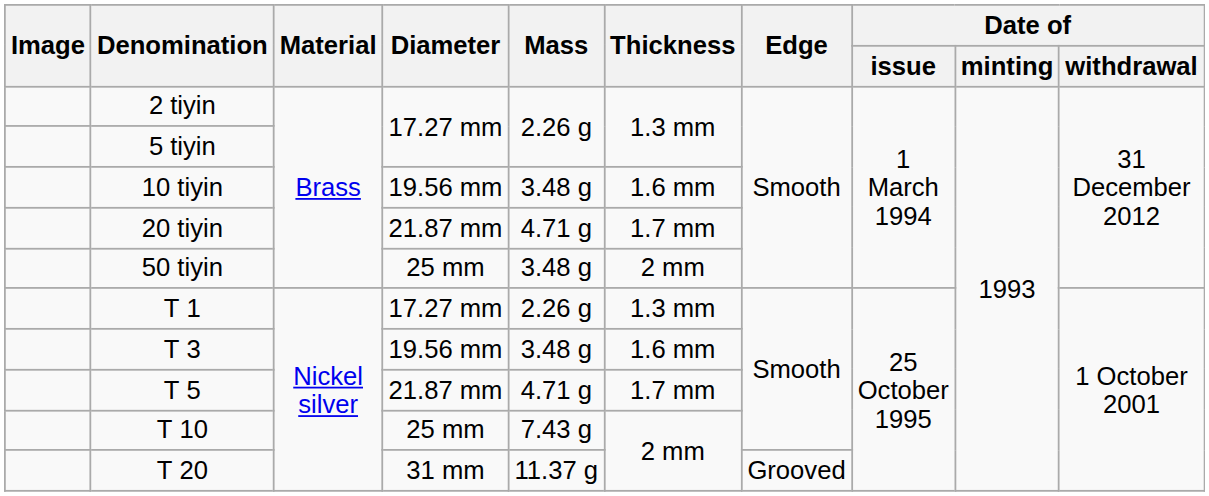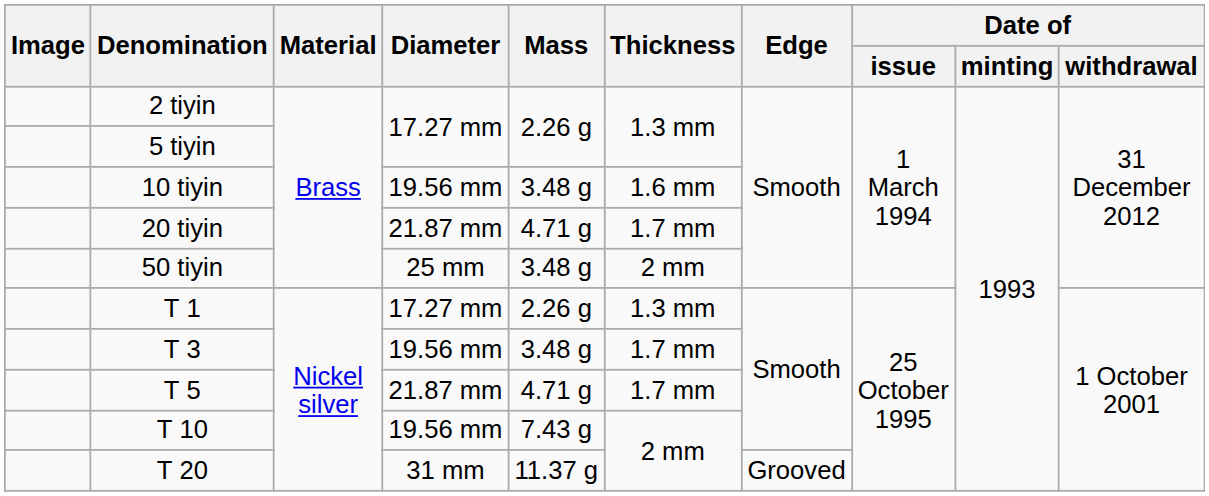(673, 349) 1.6 mm -> (673, 349) 1.7 mm
(446, 430) 25 mm -> (446, 430) 19.56 mm
